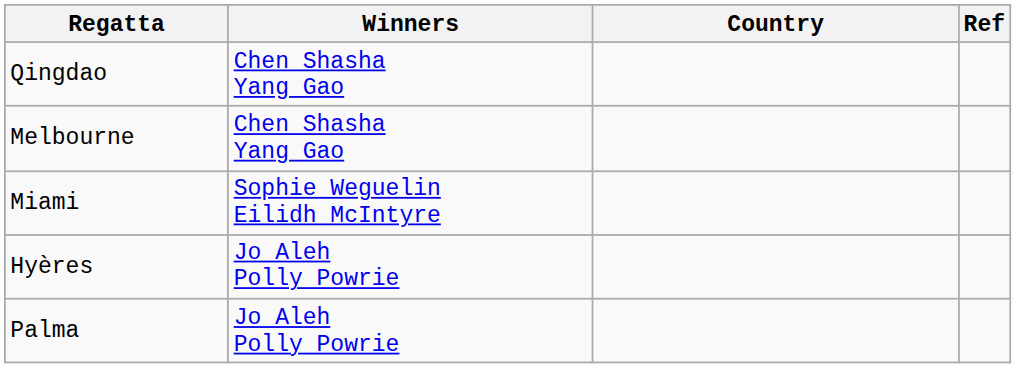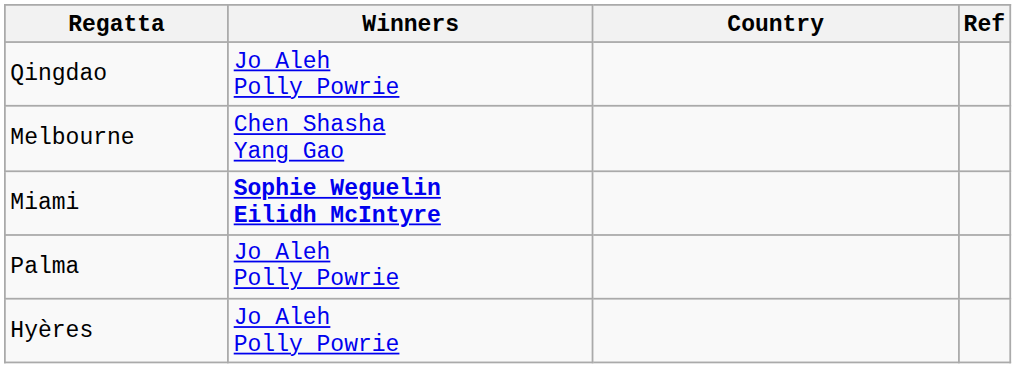(310, 74) Chen Shasha Yang Gao -> (317, 74) Jo Aleh Polly Powrie
(337, 203) normal -> (337, 203) bold
rows swapped: (45, 331) <-> (52, 267)
